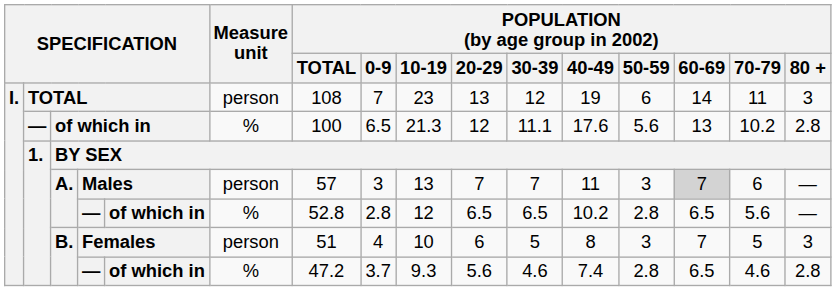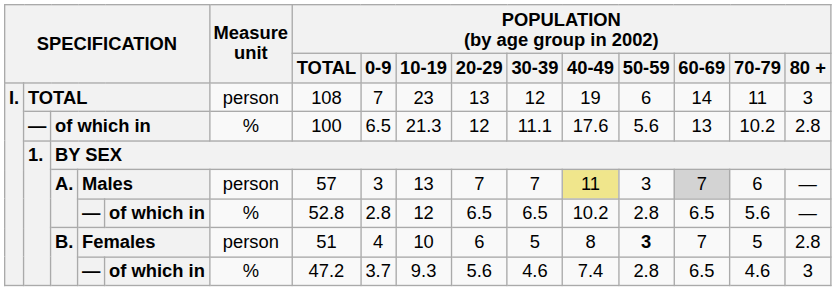(591, 184) no background -> (591, 184) khaki background
(646, 242) normal -> (646, 242) bold
(808, 242) 3 -> (808, 242) 2.8
(808, 271) 2.8 -> (808, 271) 3
